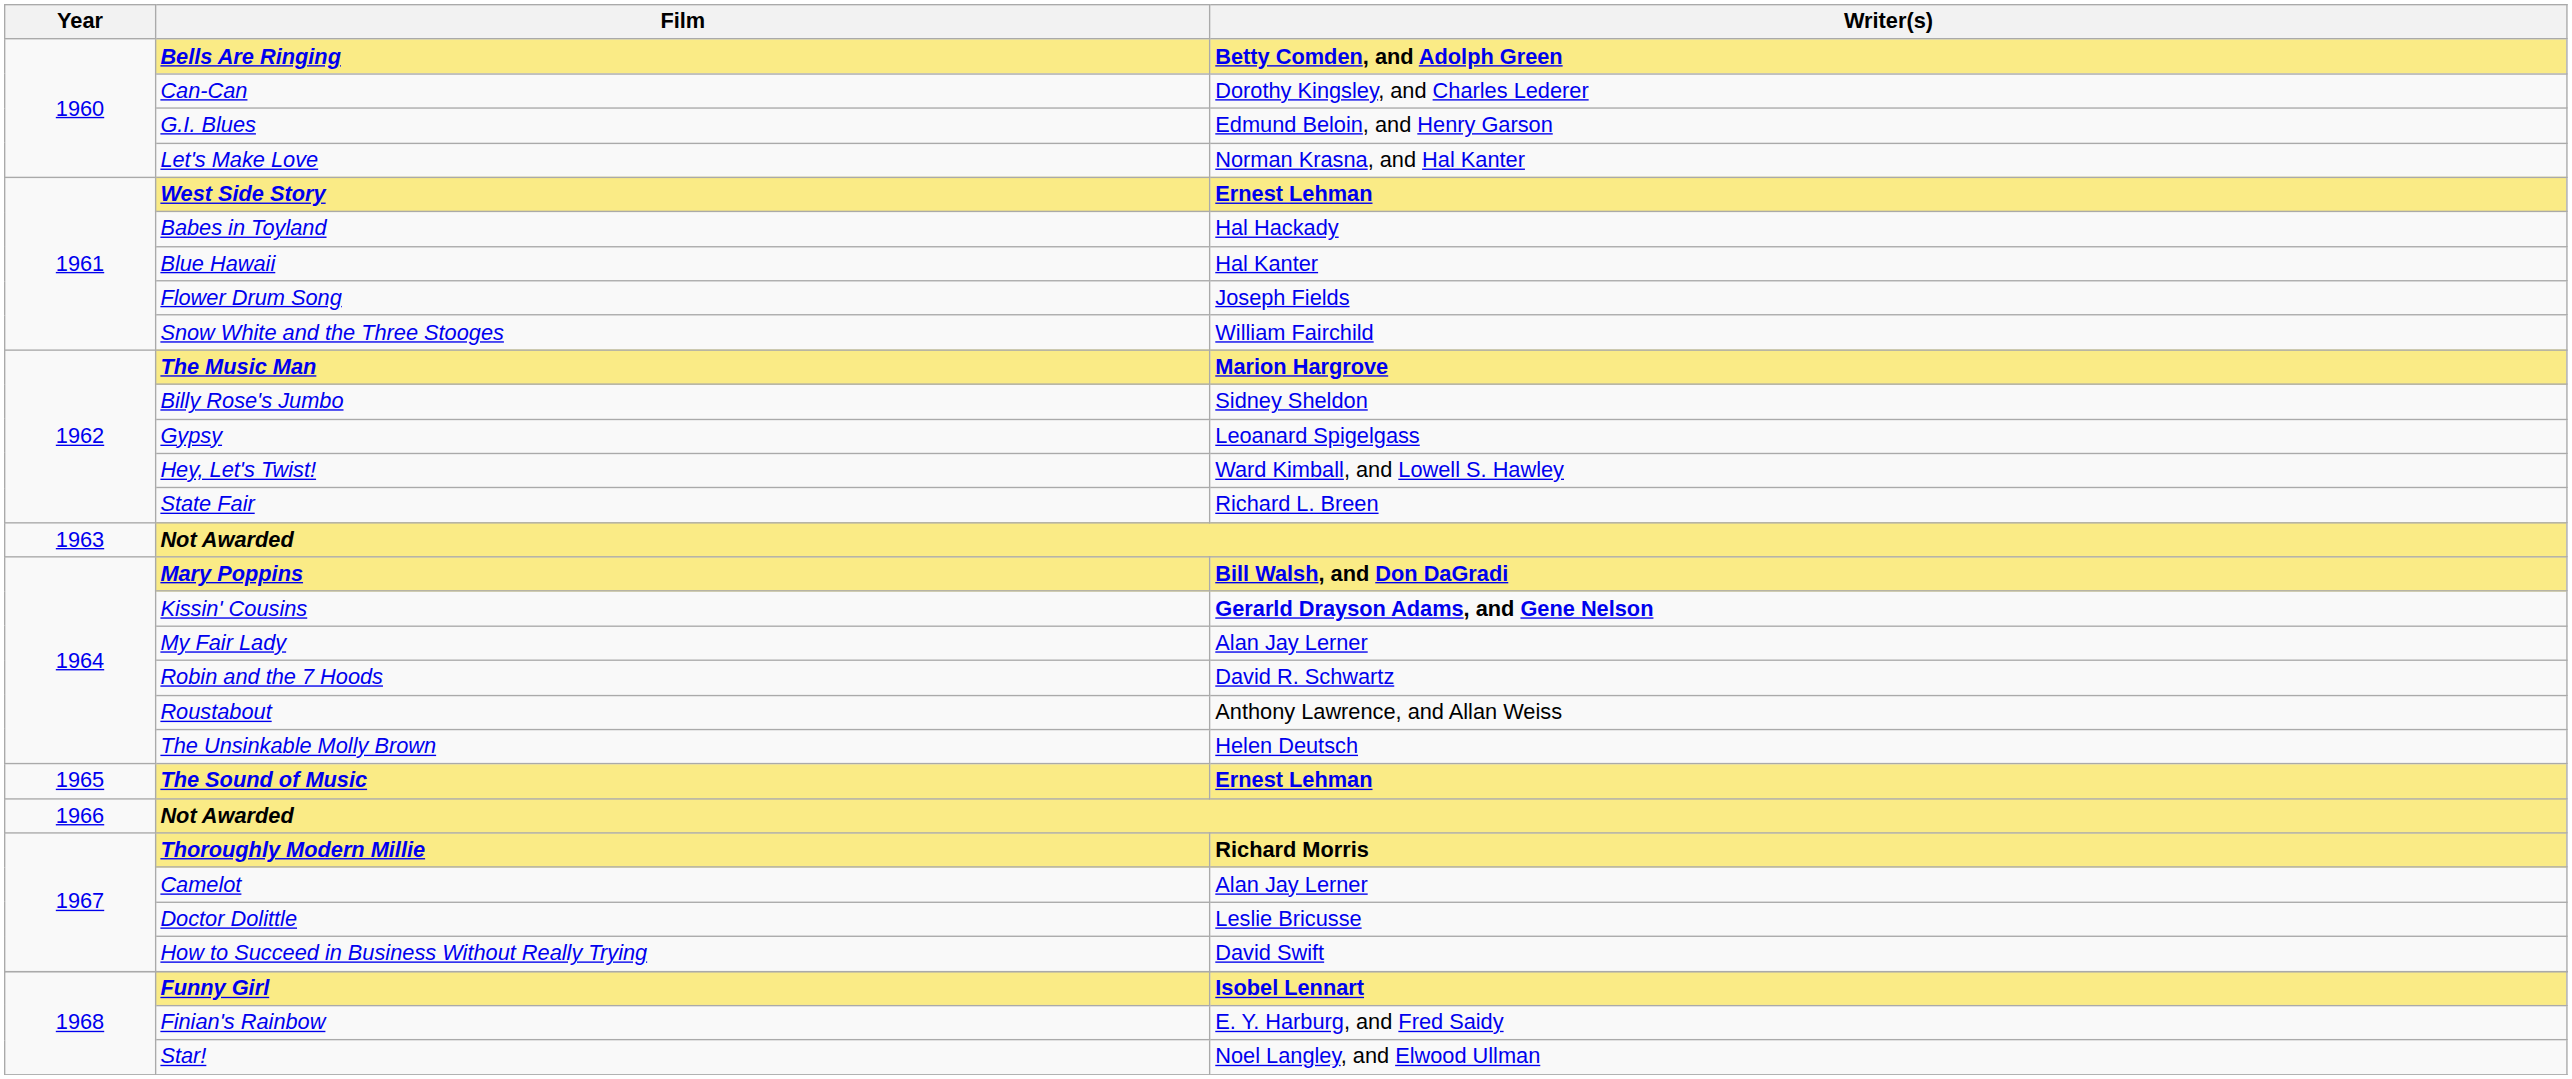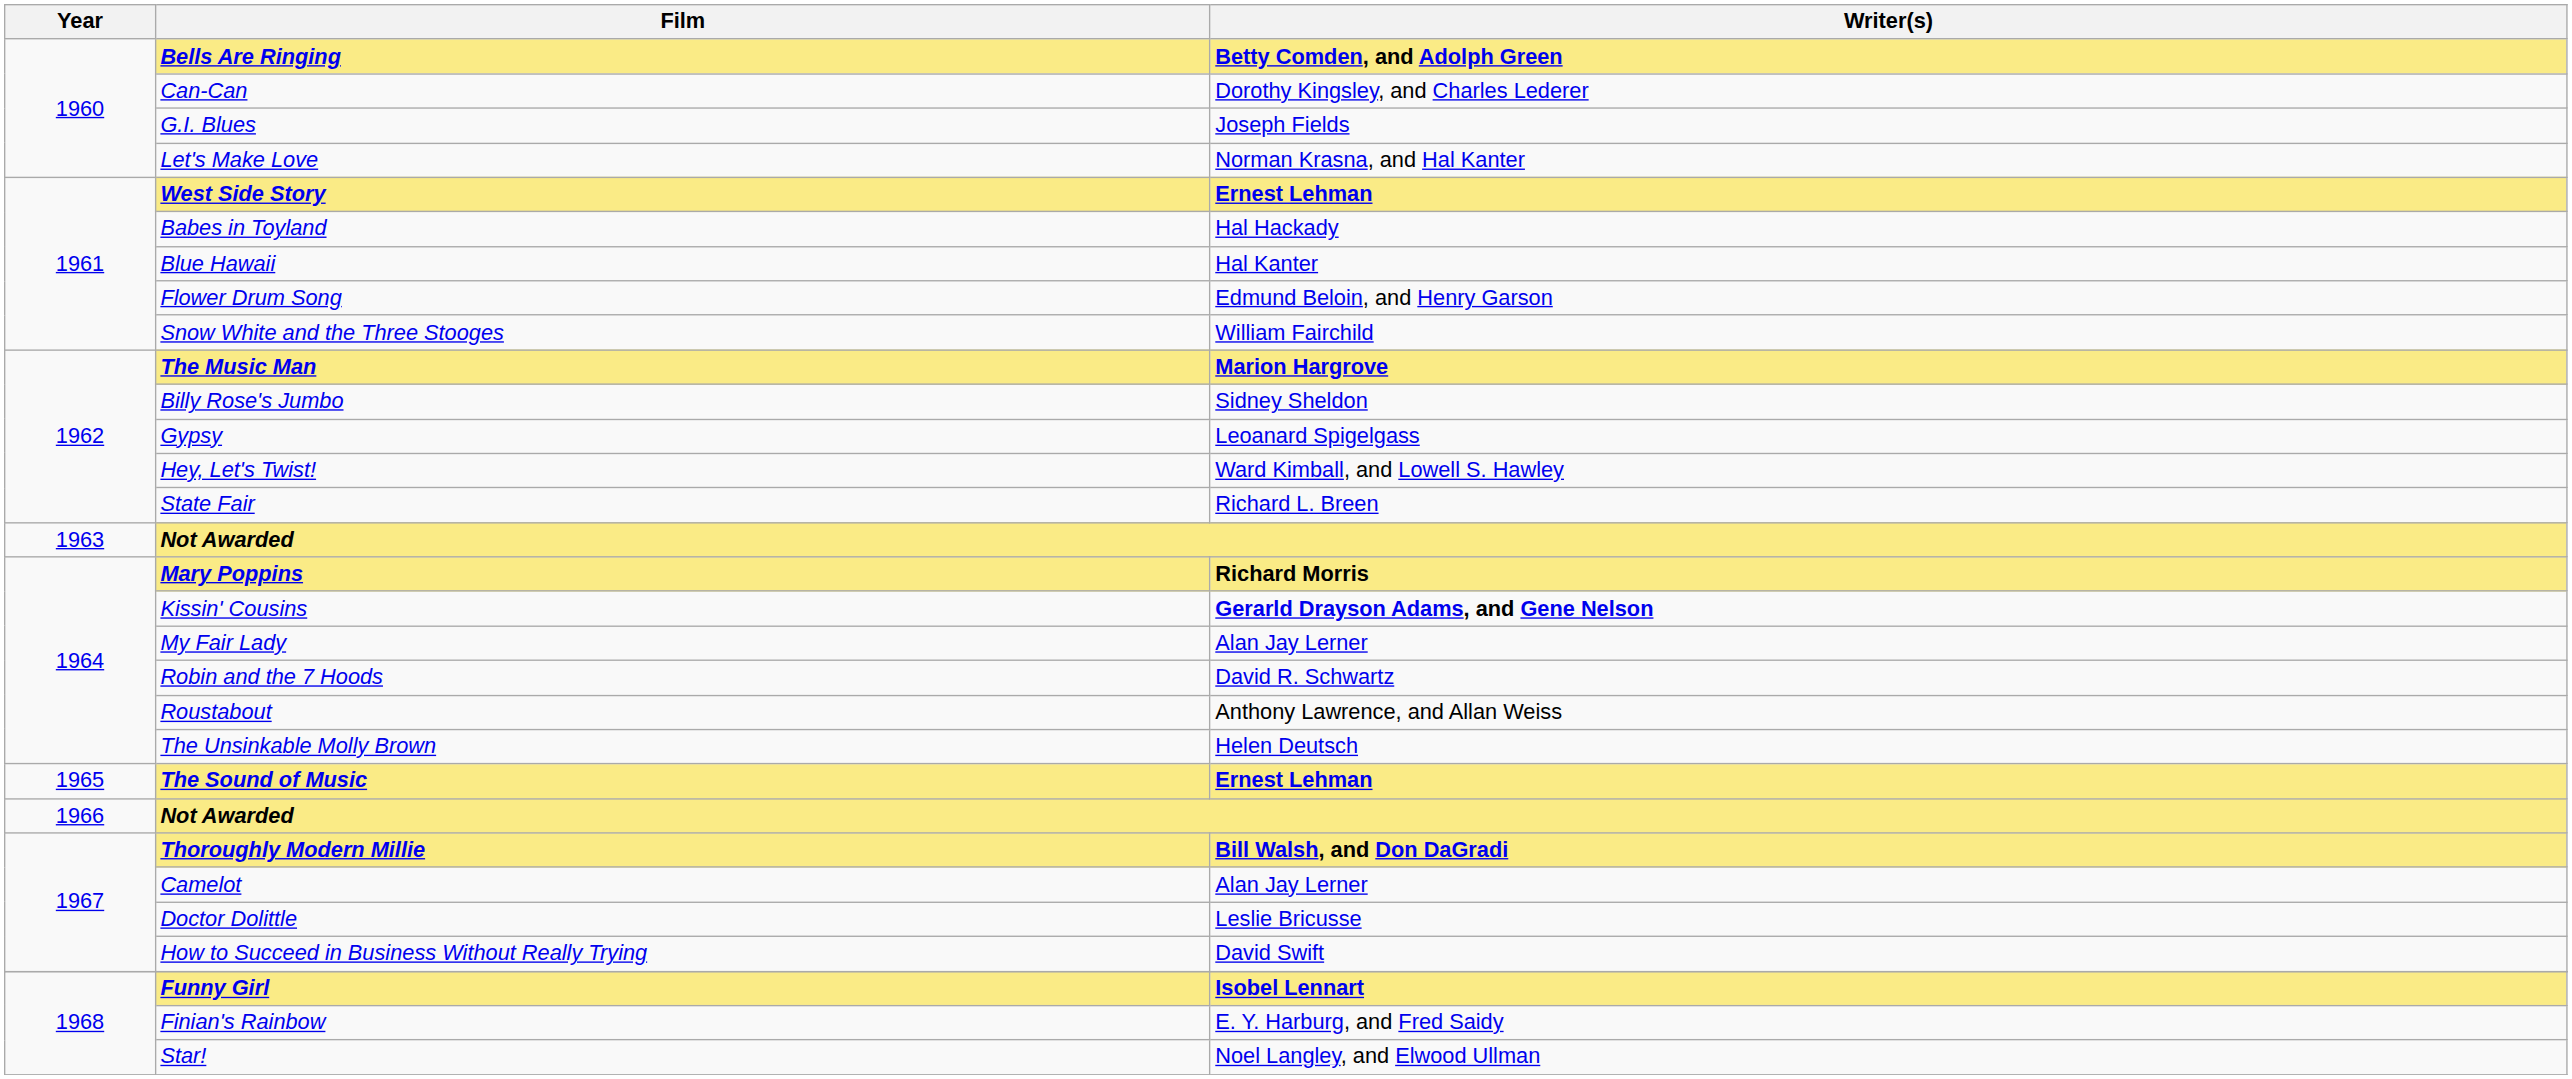(1384, 125) Edmund Beloin, and Henry Garson -> (1282, 125) Joseph Fields
(1282, 297) Joseph Fields -> (1384, 297) Edmund Beloin, and Henry Garson
(1362, 573) Bill Walsh, and Don DaGradi -> (1292, 573) Richard Morris
(1292, 849) Richard Morris -> (1362, 849) Bill Walsh, and Don DaGradi
